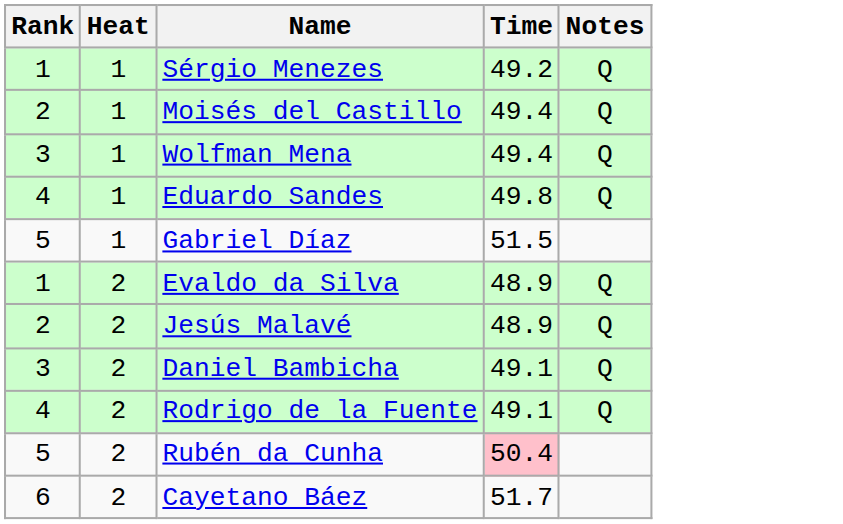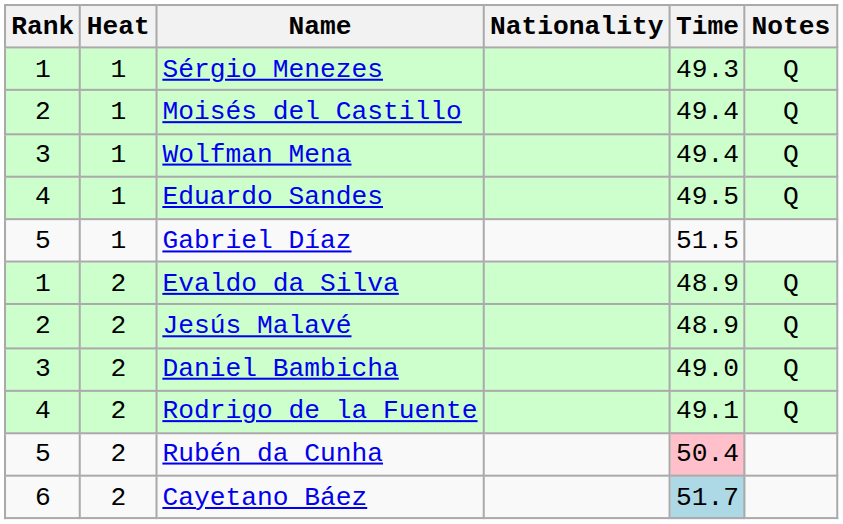+ column: (577, 26)
(522, 69) 49.2 -> (707, 69) 49.3
(522, 198) 49.8 -> (707, 198) 49.5
(522, 369) 49.1 -> (707, 369) 49.0
(522, 497) no background -> (707, 497) lightblue background
